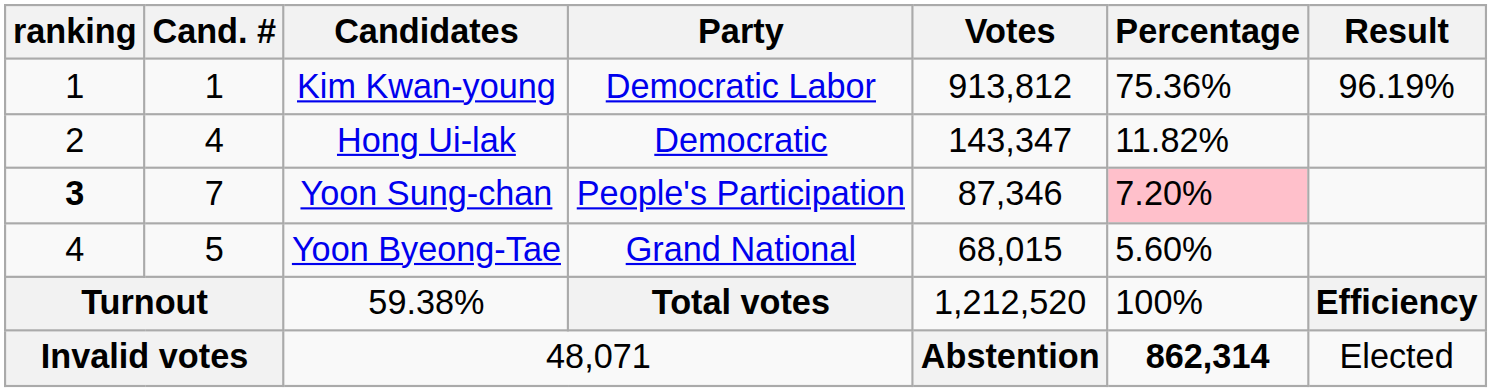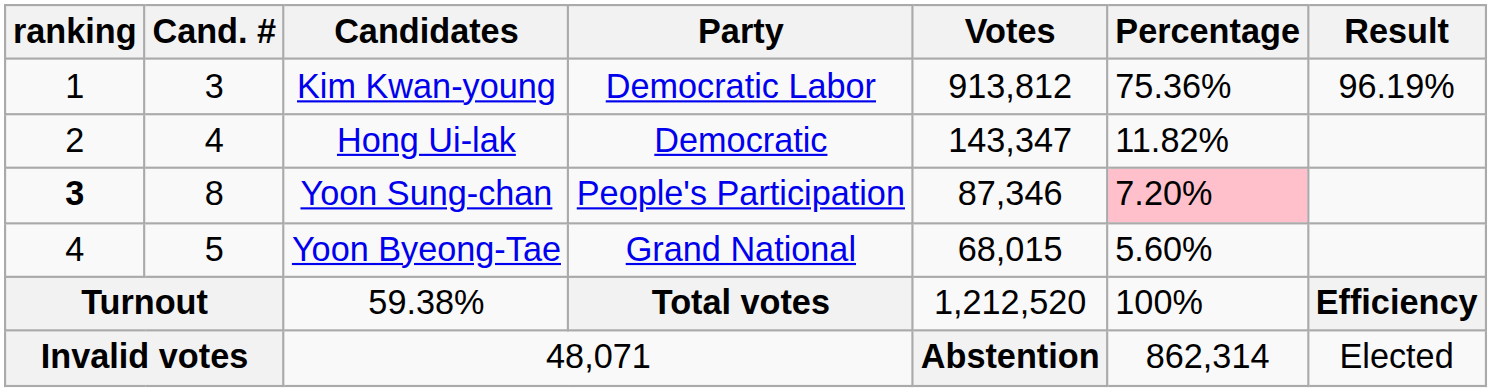(214, 85) 1 -> (214, 85) 3
(214, 194) 7 -> (214, 194) 8
(1208, 357) bold -> (1208, 357) normal
